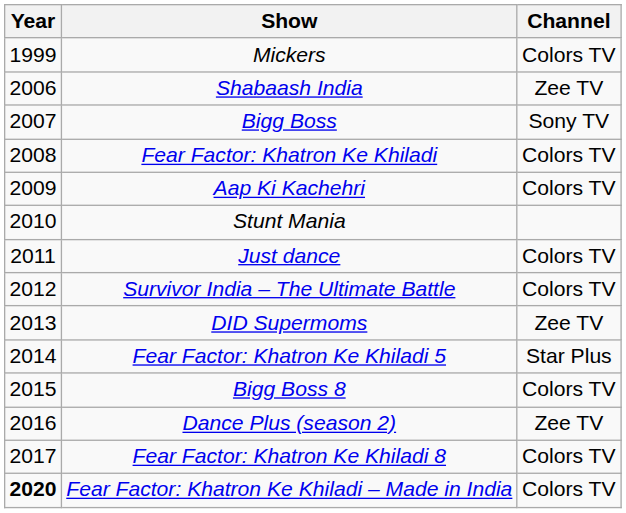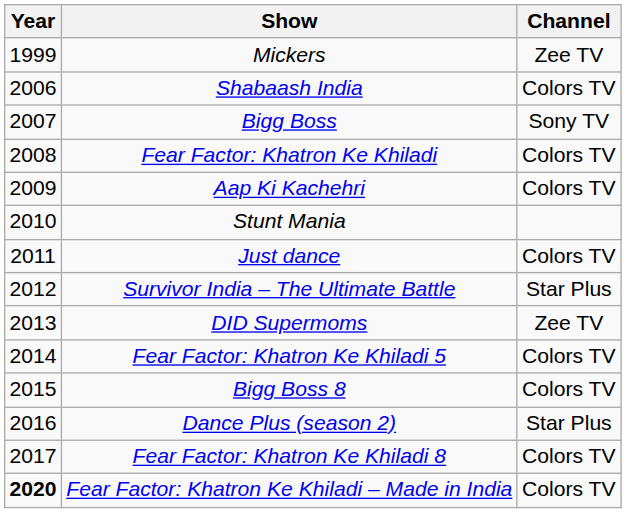(569, 54) Colors TV -> (569, 54) Zee TV
(569, 88) Zee TV -> (569, 88) Colors TV
(569, 289) Colors TV -> (569, 289) Star Plus
(569, 356) Star Plus -> (569, 356) Colors TV
(569, 423) Zee TV -> (569, 423) Star Plus
